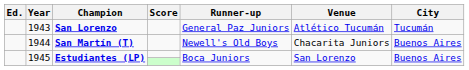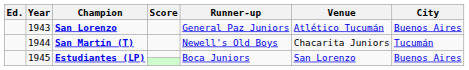(414, 27) Tucumán -> (428, 27) Buenos Aires
(428, 42) Buenos Aires -> (414, 42) Tucumán
